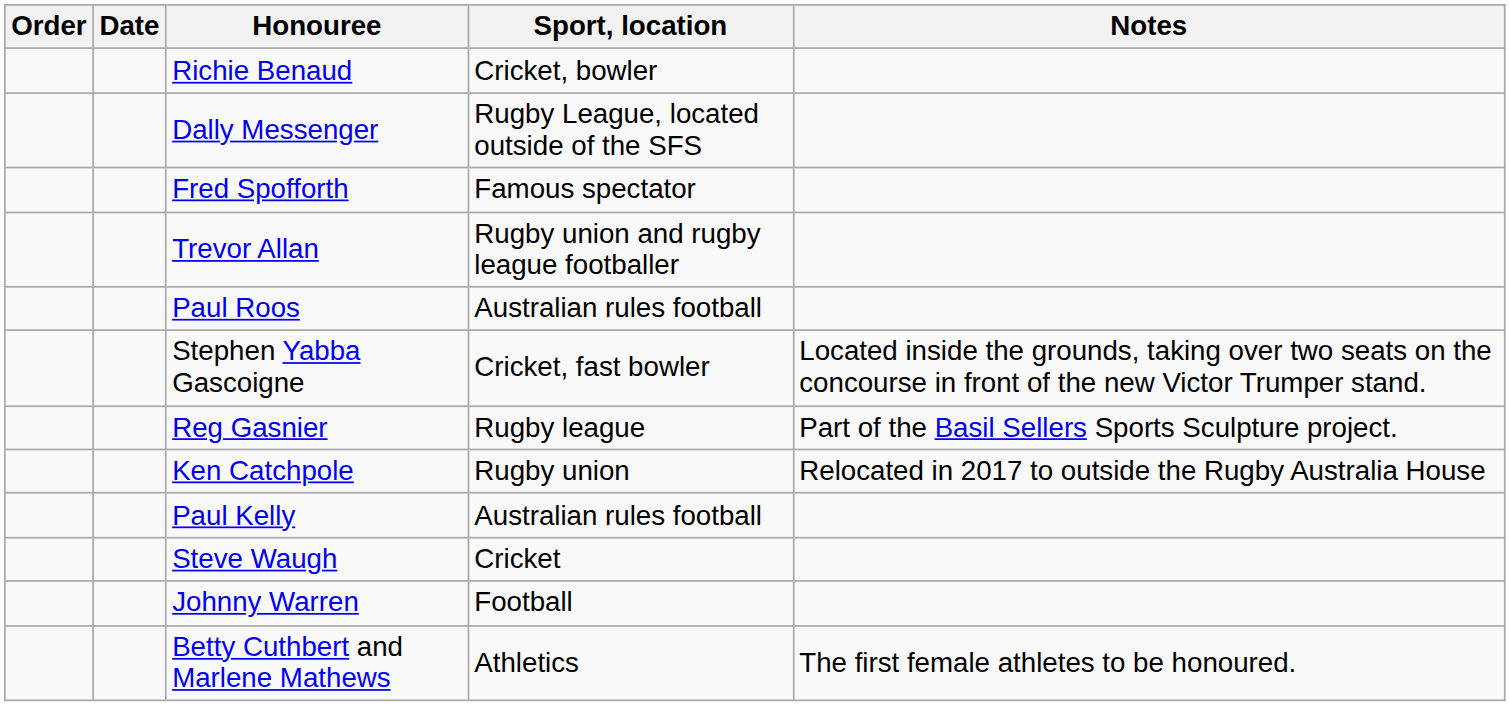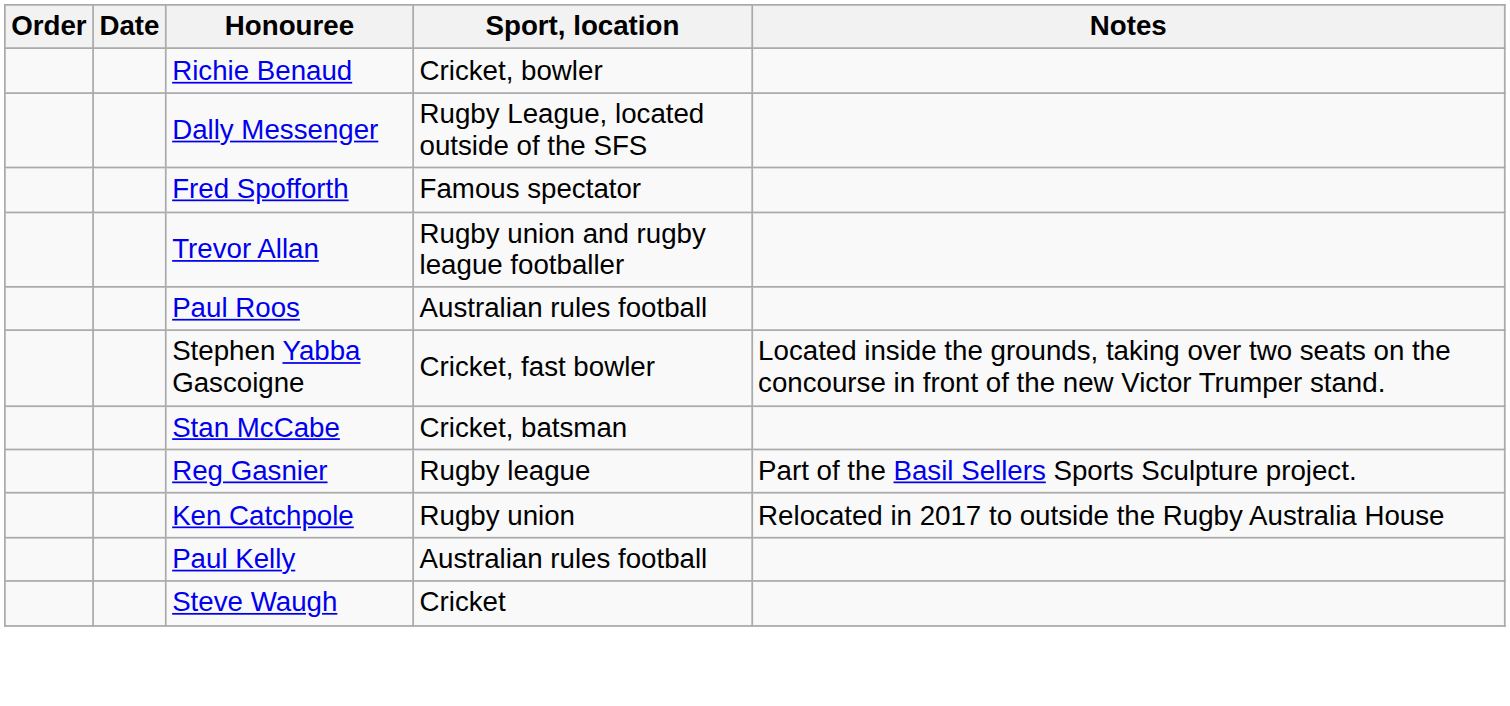+ row: (256, 427)
- row: (266, 602)
- row: (288, 662)
